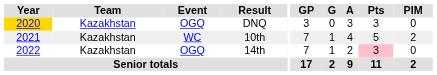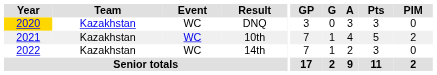(192, 24) OGQ -> (192, 24) WC
(192, 51) OGQ -> (192, 51) WC
(376, 51) pink background -> (376, 51) no background
